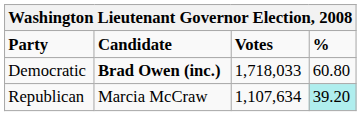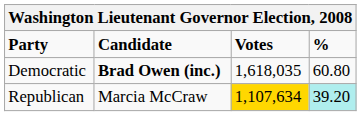(268, 70) 1,718,033 -> (268, 70) 1,618,035
(268, 96) no background -> (268, 96) gold background
